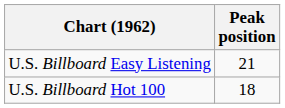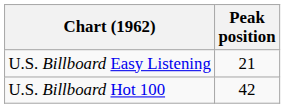(247, 90) 18 -> (247, 90) 42
